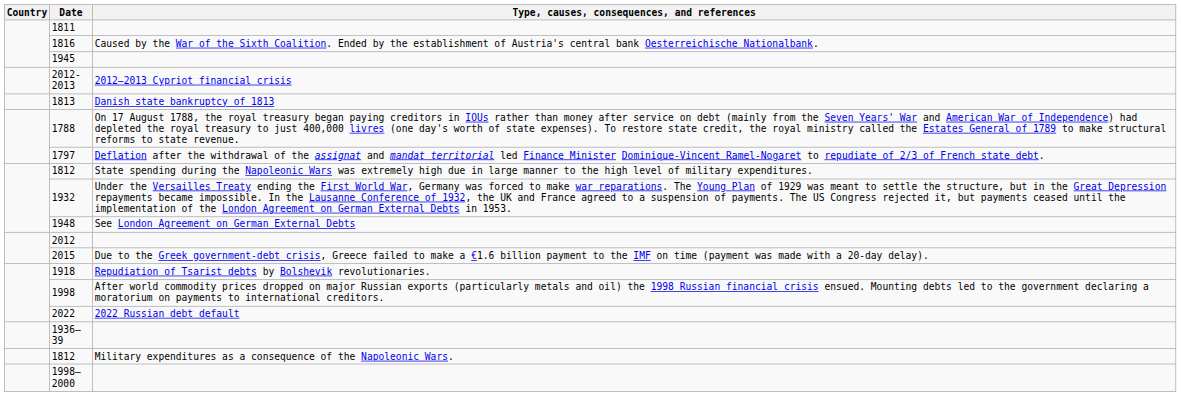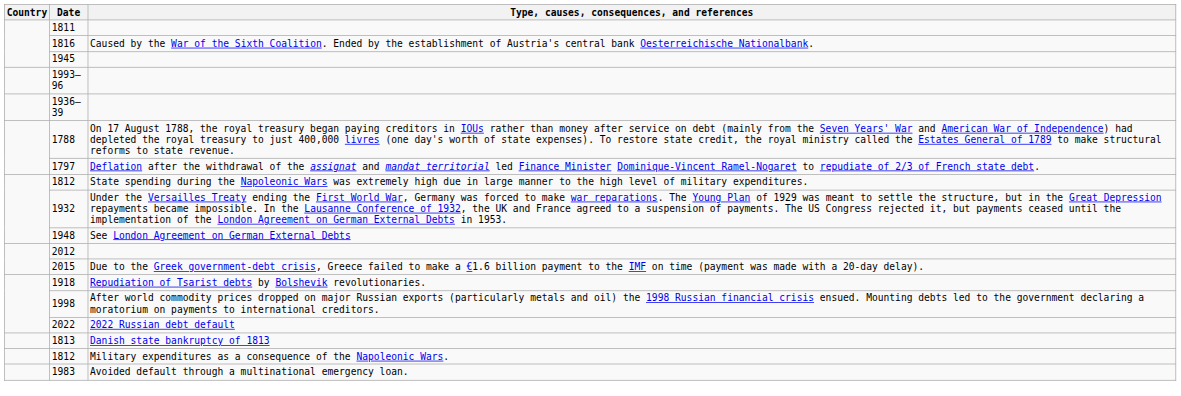+ row: (66, 80)
- row: (66, 80)
rows swapped: (63, 102) <-> (66, 335)
- row: (66, 378)
+ row: (63, 372)
